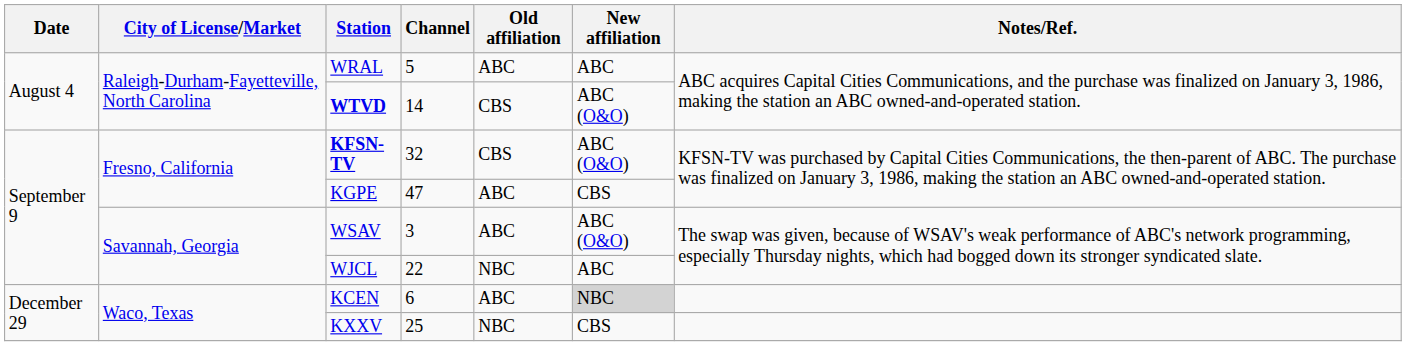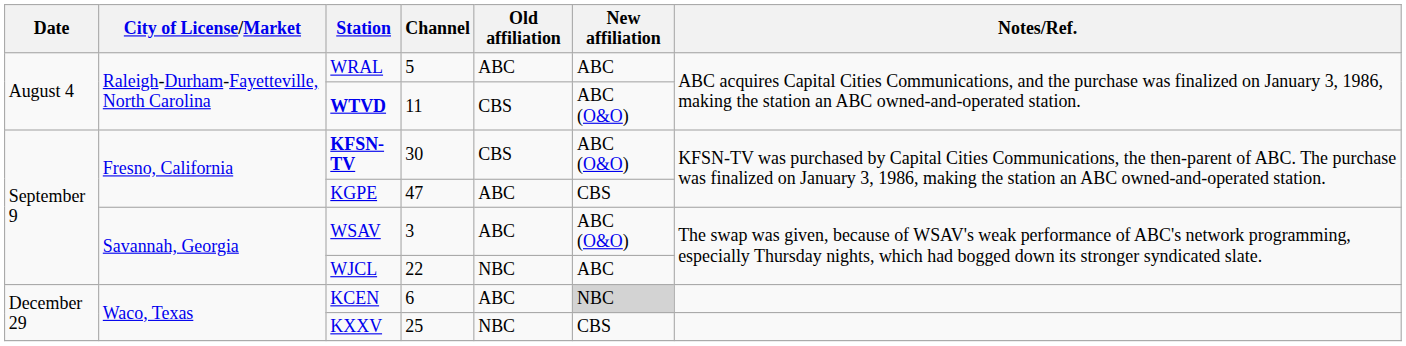(414, 105) 14 -> (414, 105) 11
(414, 154) 32 -> (414, 154) 30
